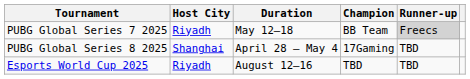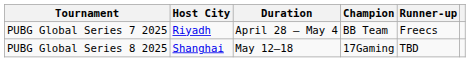(264, 30) May 12–18 -> (287, 30) April 28 – May 4
(419, 30) lightgrey background -> (419, 30) no background
(287, 48) April 28 – May 4 -> (264, 48) May 12–18
- row: (78, 65)
